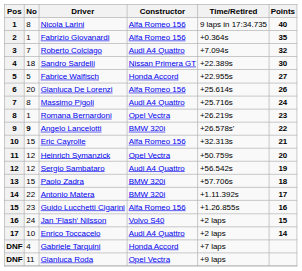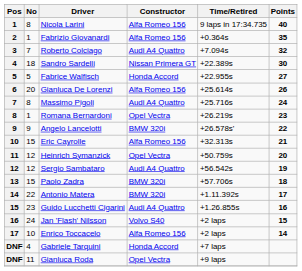(28, 128) bold -> (28, 128) normal
(157, 207) Alfa Romeo 156 -> (157, 207) Audi A4 Quattro
(157, 233) Audi A4 Quattro -> (157, 233) Alfa Romeo 156
